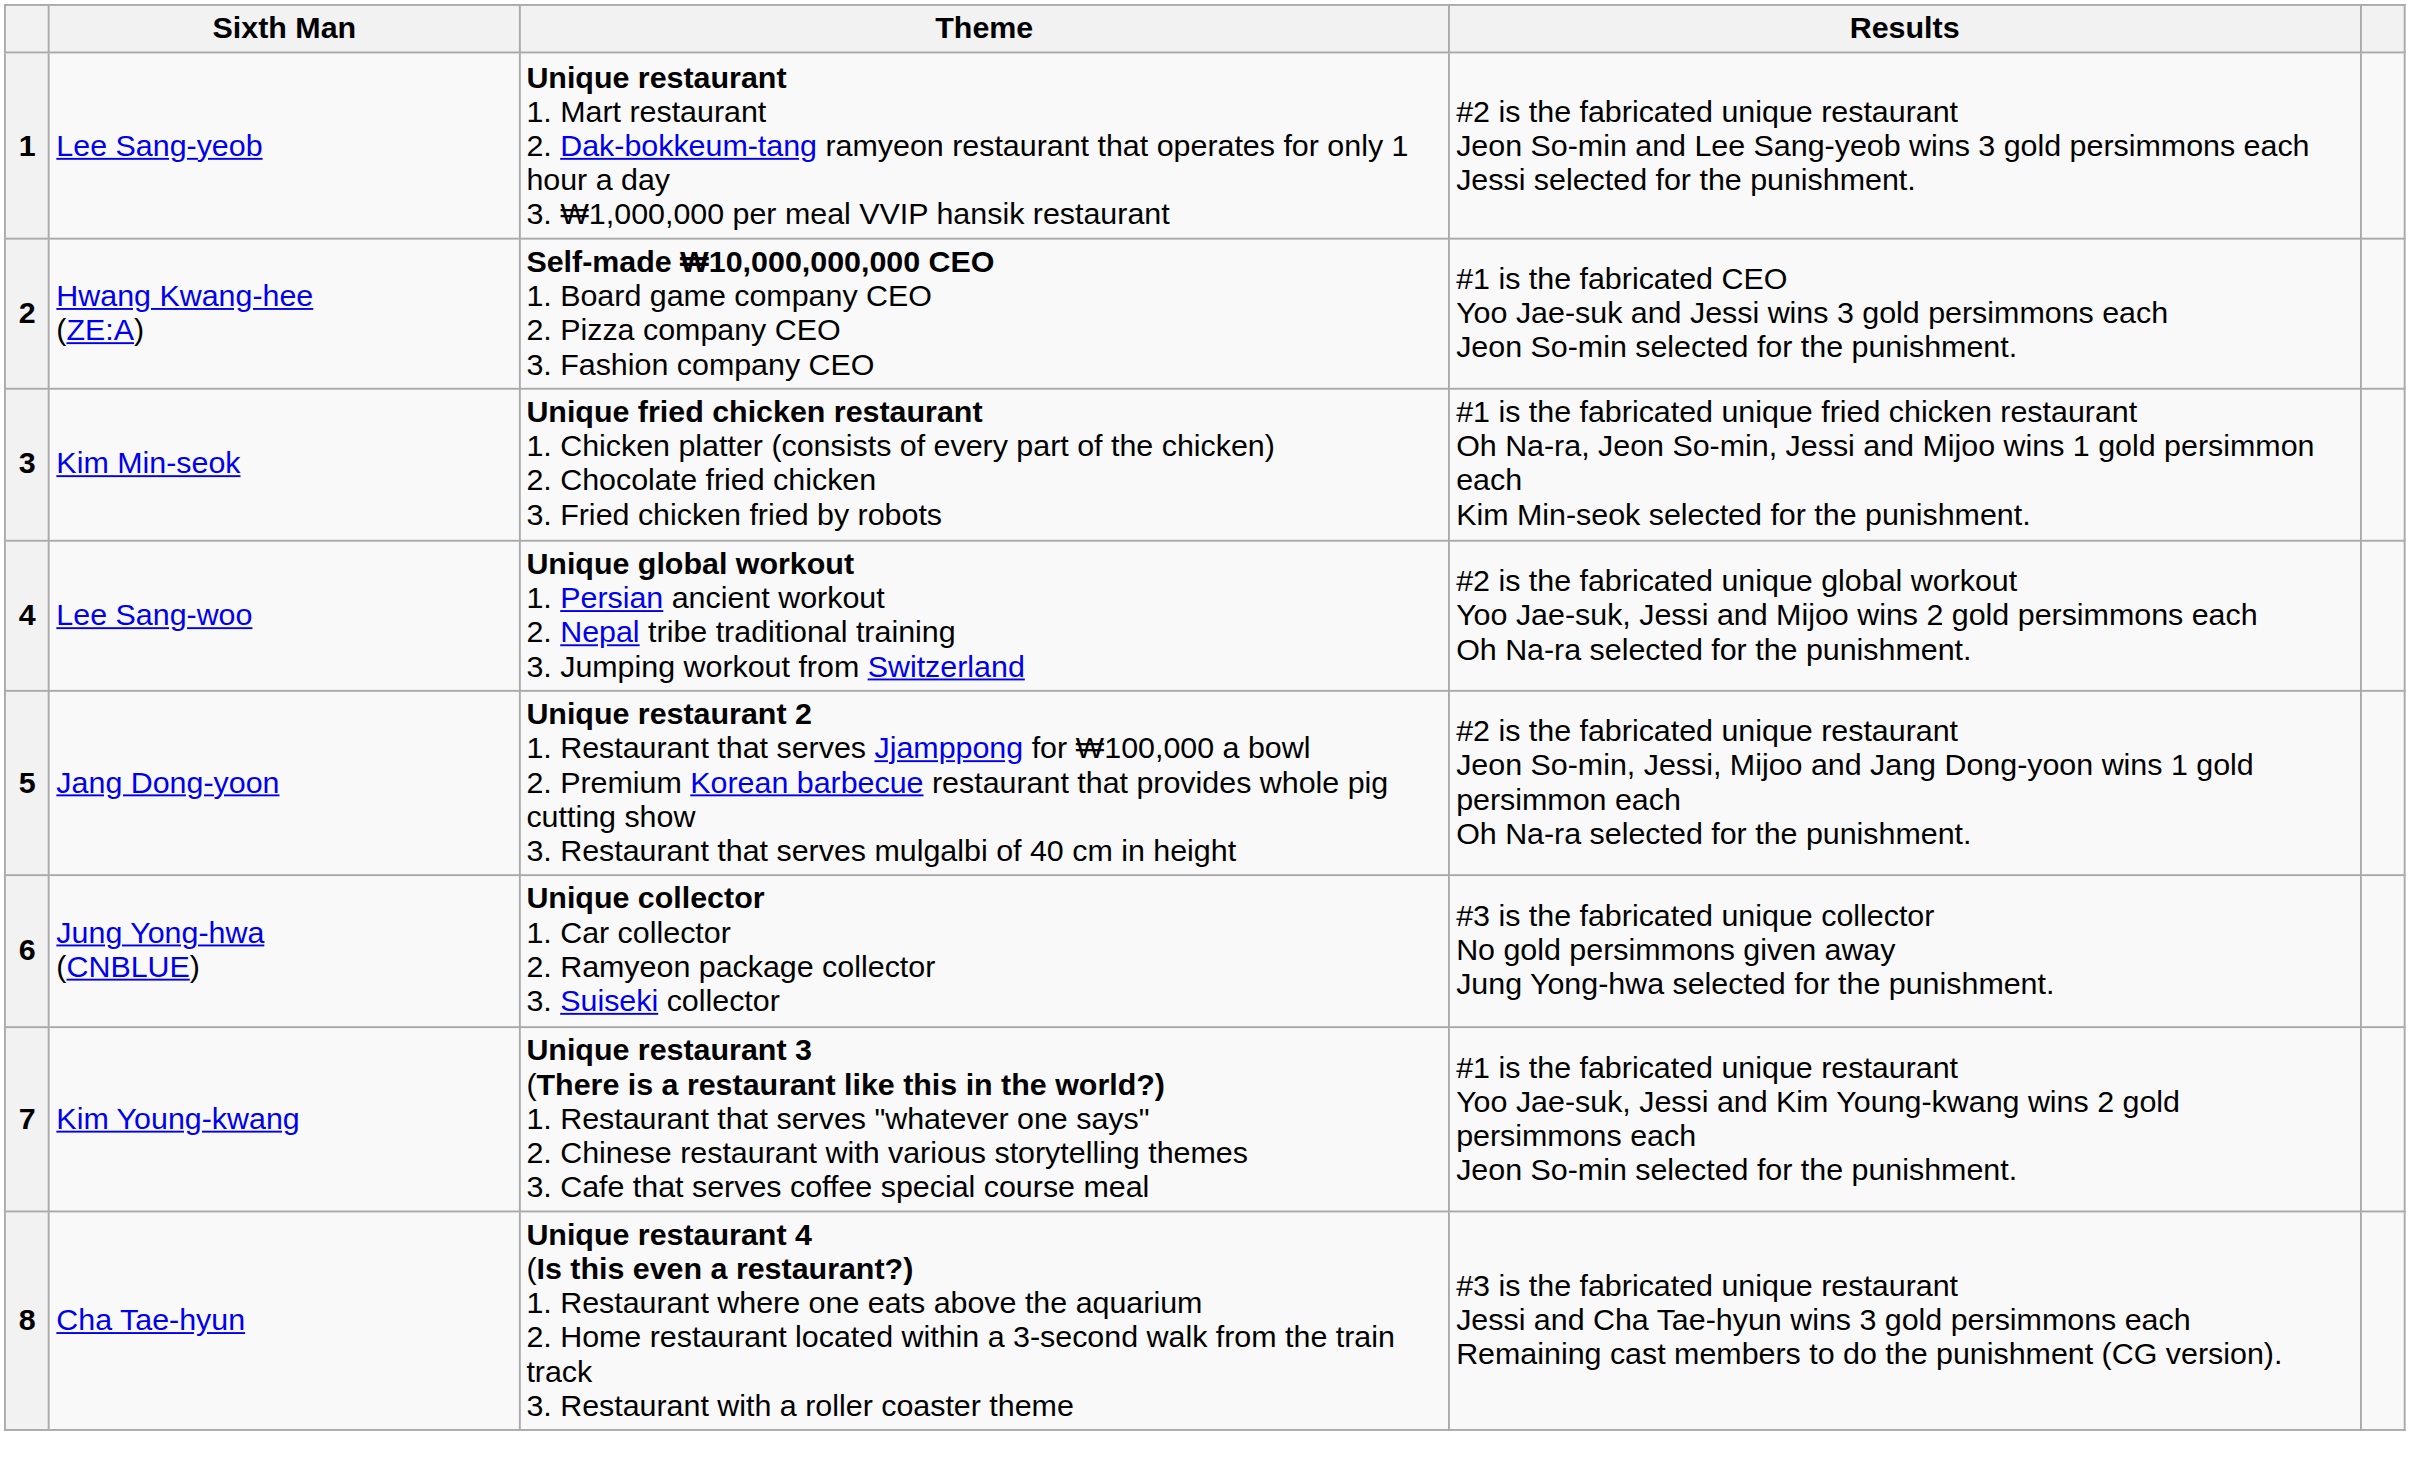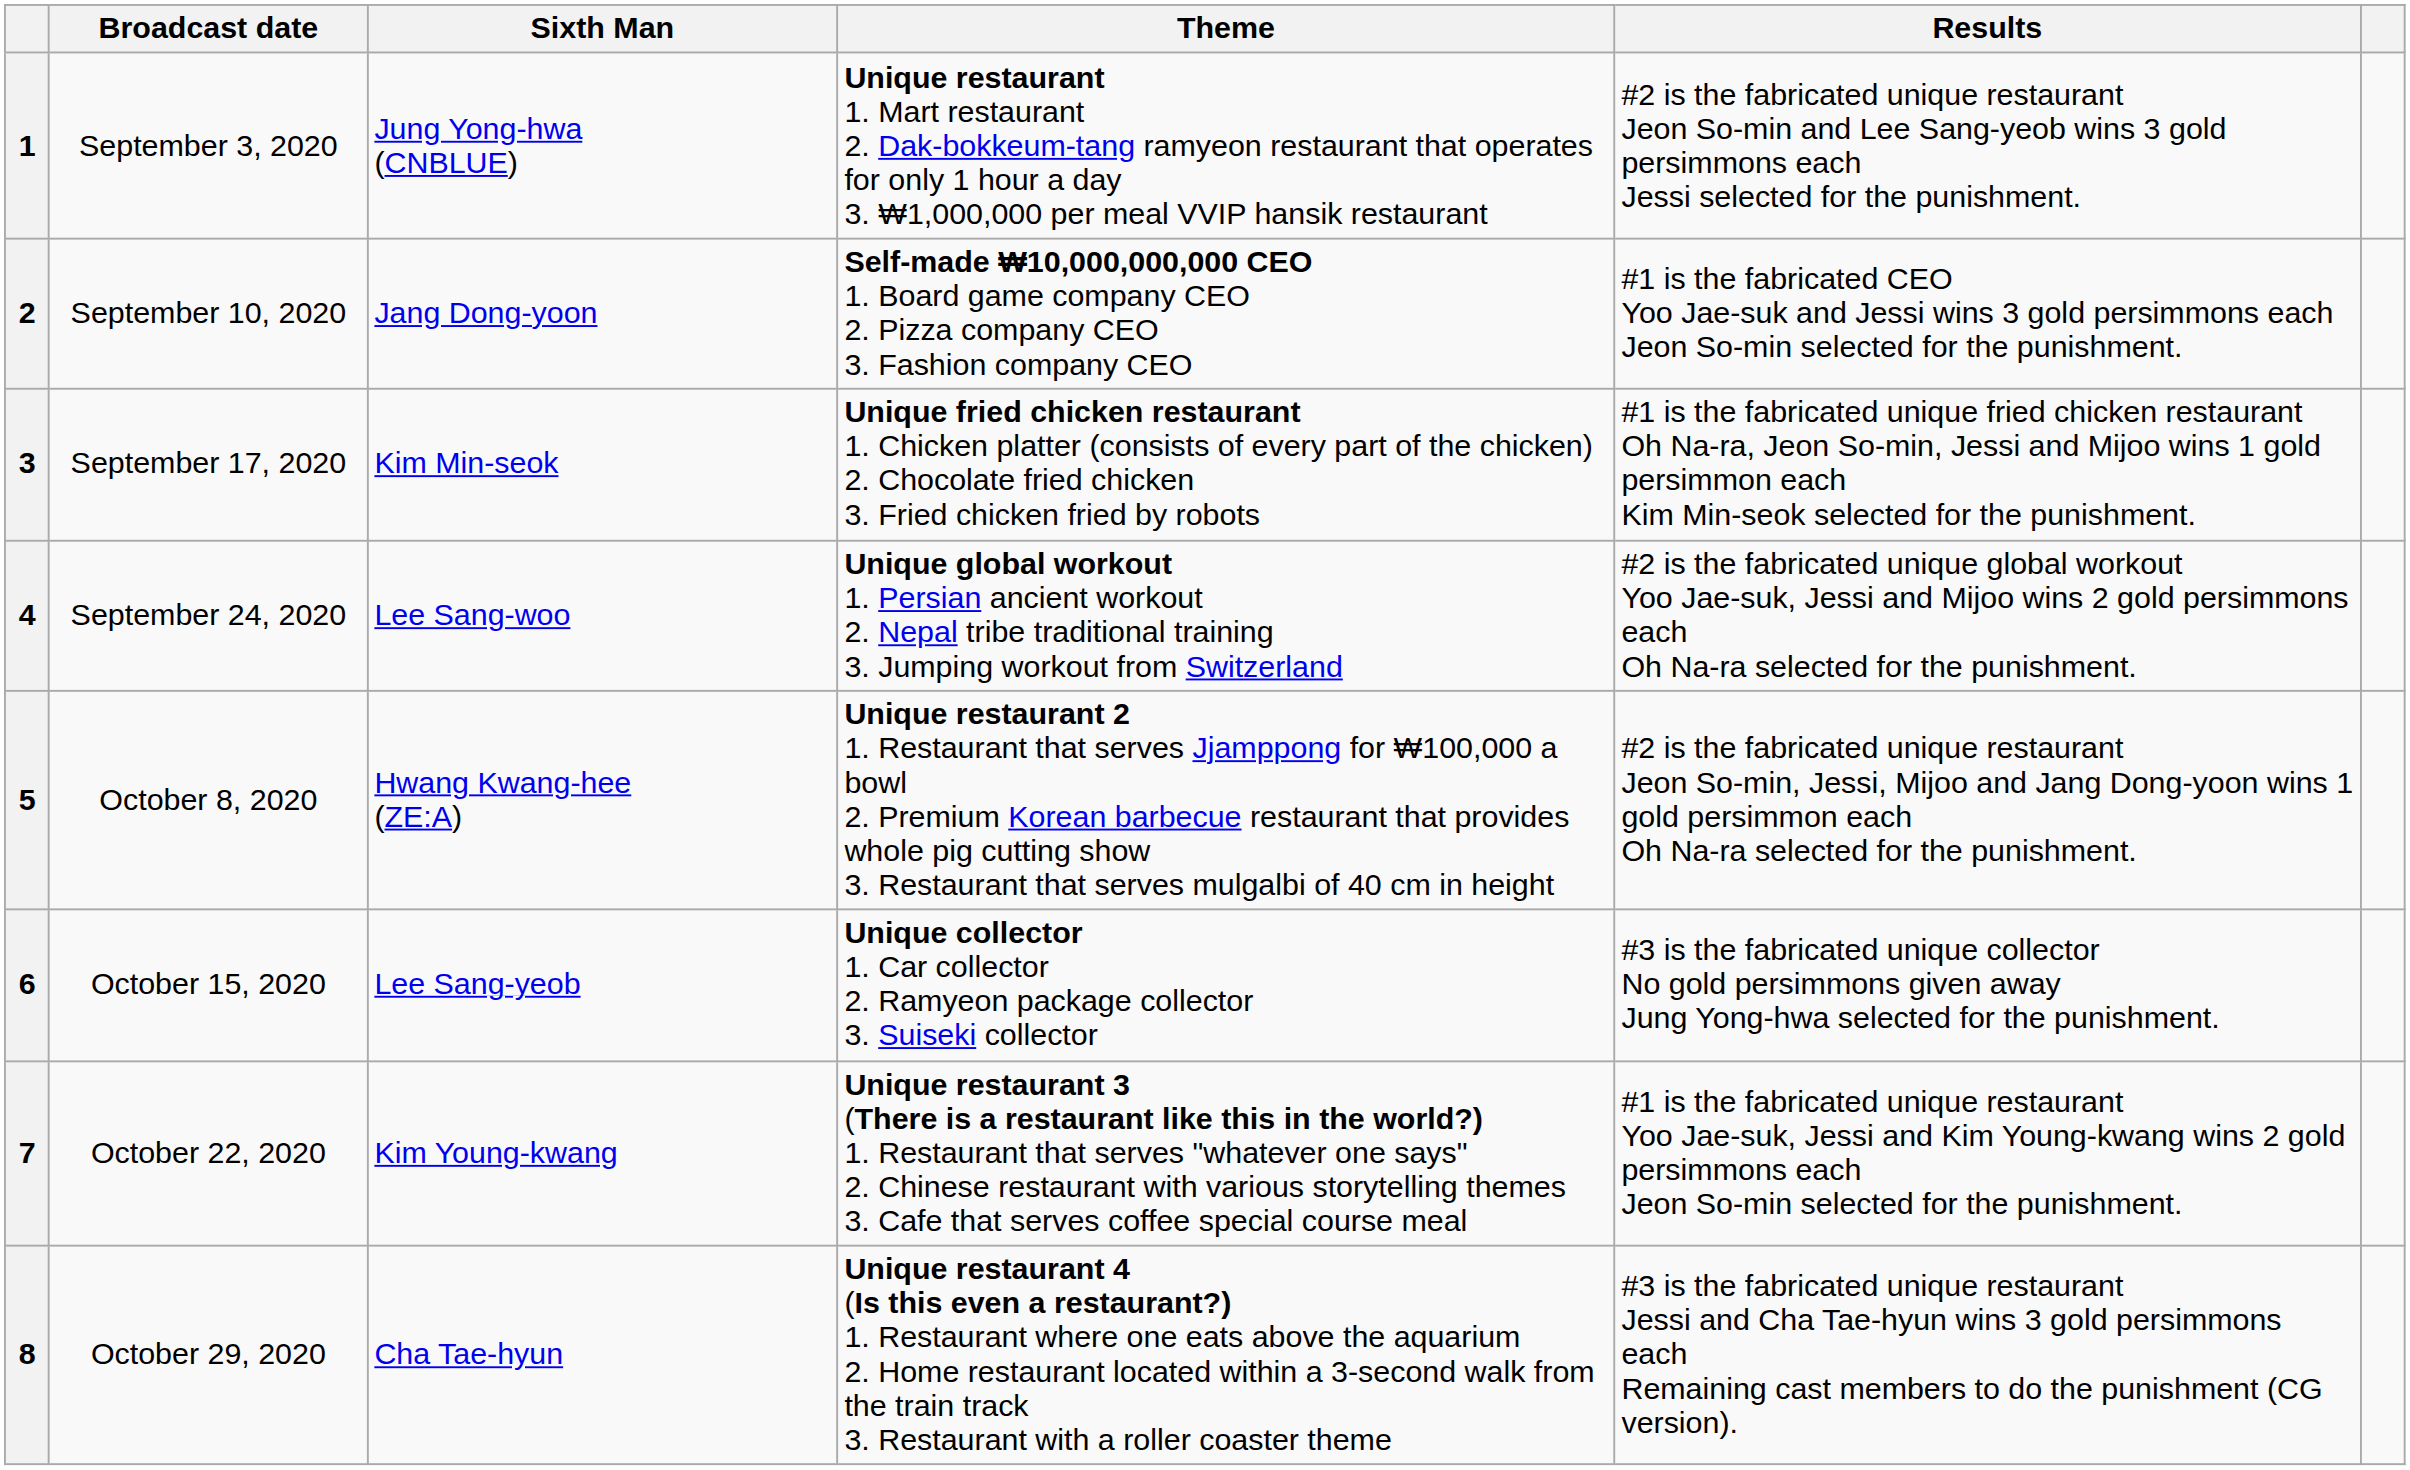+ column: (208, 28)
(159, 145) Lee Sang-yeob -> (478, 145) Jung Yong-hwa (CNBLUE)
(185, 313) Hwang Kwang-hee (ZE:A) -> (486, 313) Jang Dong-yoon
(168, 782) Jang Dong-yoon -> (503, 799) Hwang Kwang-hee (ZE:A)
(160, 950) Jung Yong-hwa (CNBLUE) -> (477, 984) Lee Sang-yeob
